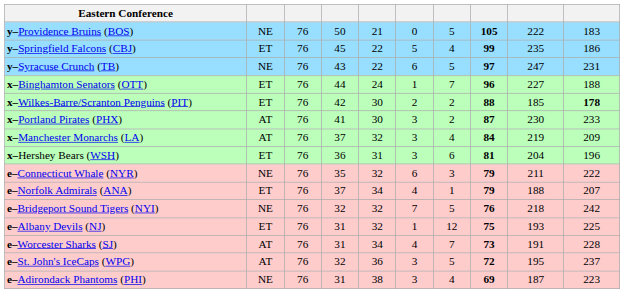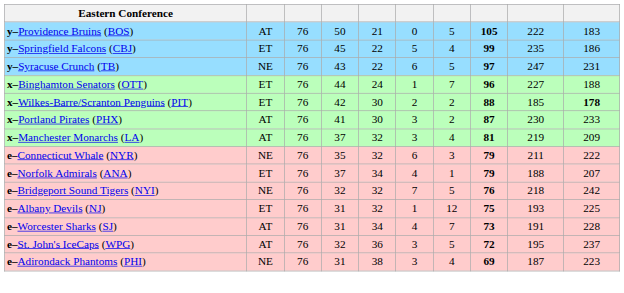(265, 31) NE -> (265, 31) AT
(489, 137) 84 -> (489, 137) 81
- row: (63, 155)
